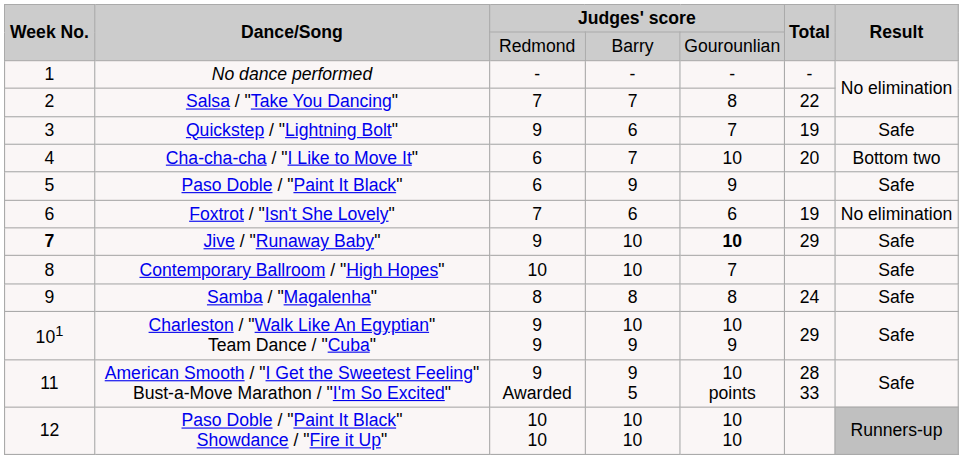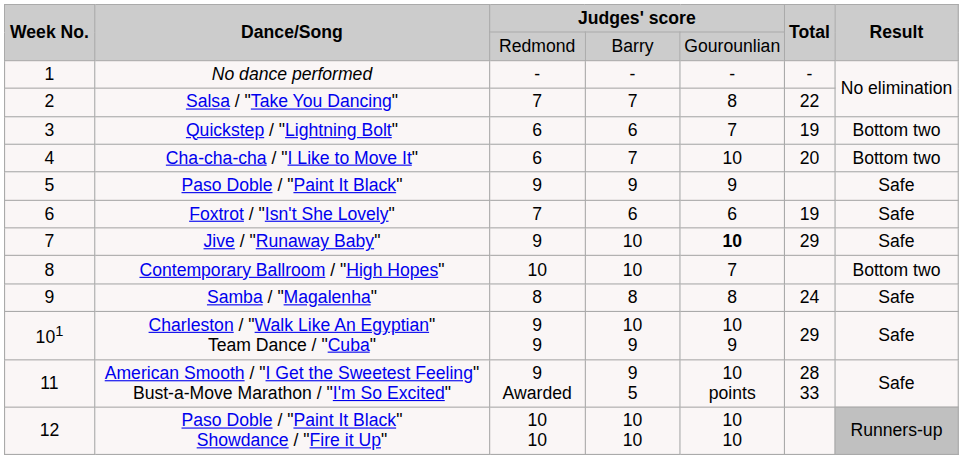(537, 130) 9 -> (537, 130) 6
(896, 130) Safe -> (896, 130) Bottom two
(537, 185) 6 -> (537, 185) 9
(896, 213) No elimination -> (896, 213) Safe
(49, 241) bold -> (49, 241) normal
(896, 269) Safe -> (896, 269) Bottom two
